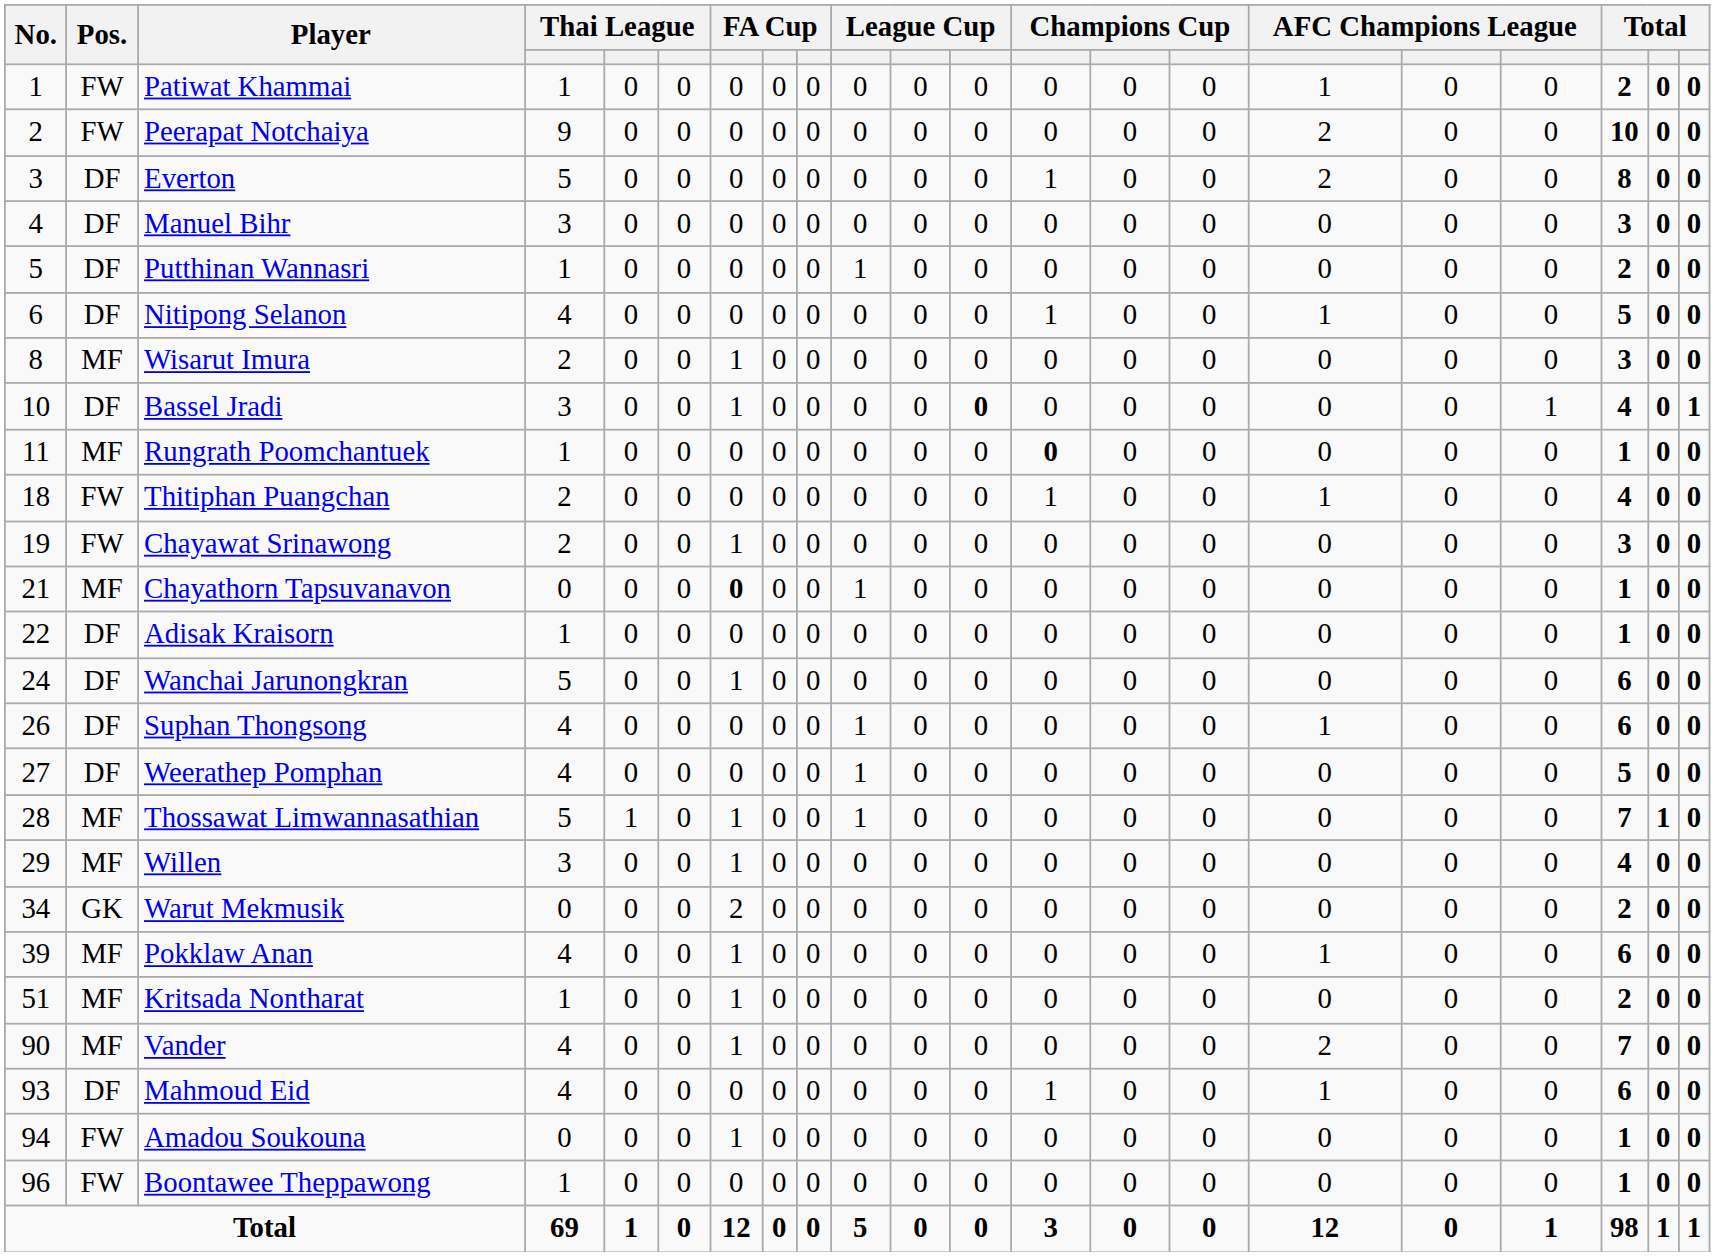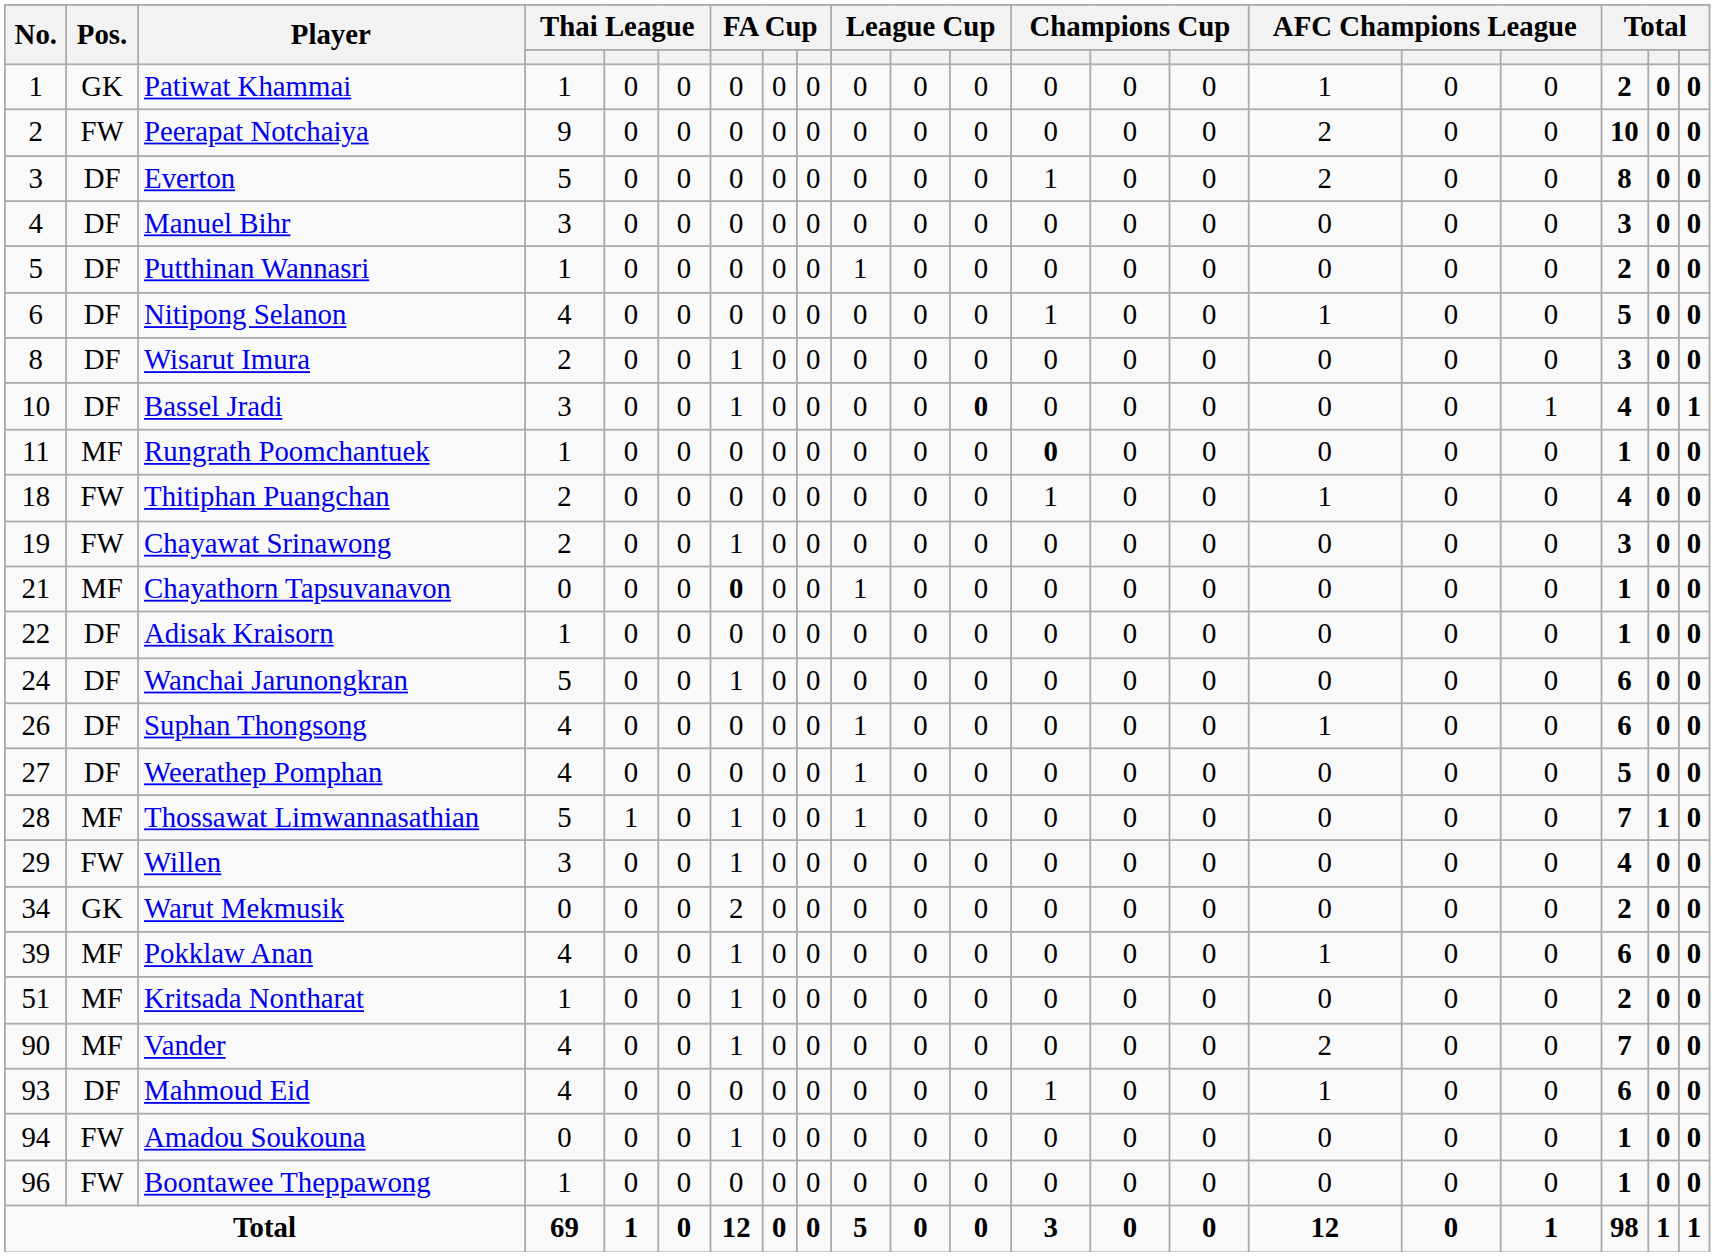(102, 86) FW -> (102, 86) GK
(102, 360) MF -> (102, 360) DF
(102, 862) MF -> (102, 862) FW
